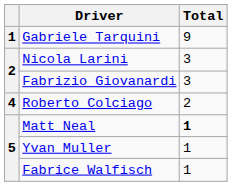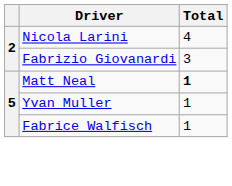- row: (91, 38)
(187, 60) 3 -> (187, 38) 4
- row: (87, 104)
